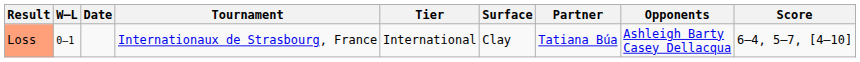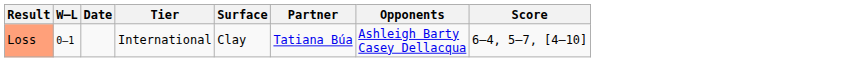- column: (248, 14)
